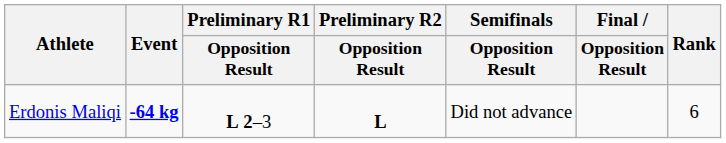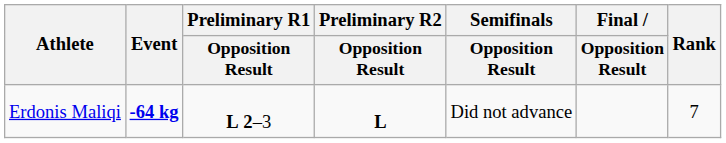(694, 111) 6 -> (694, 111) 7
